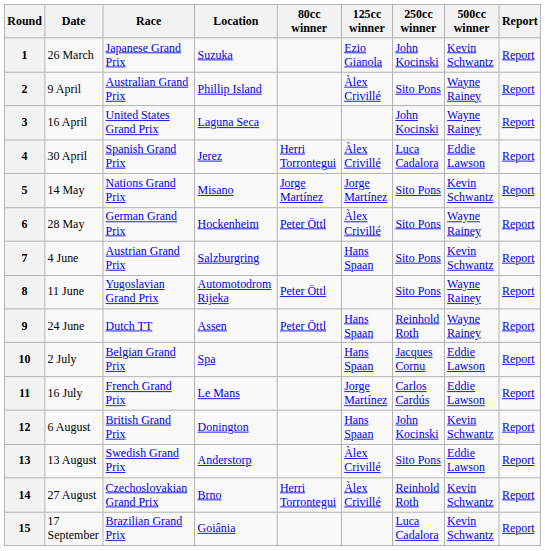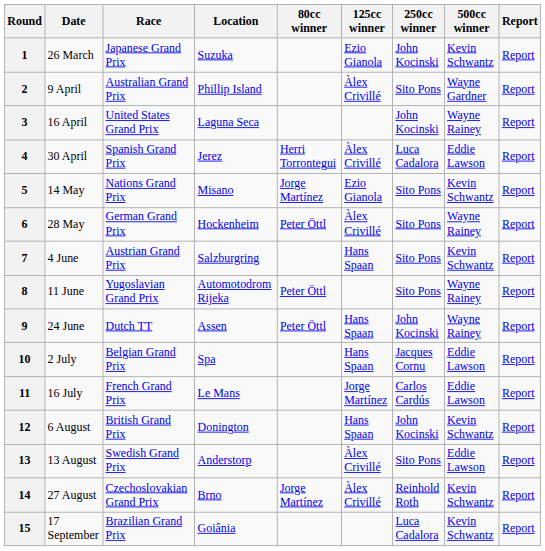(464, 88) Wayne Rainey -> (467, 88) Wayne Gardner
(366, 190) Jorge Martínez -> (363, 190) Ezio Gianola
(417, 325) Reinhold Roth -> (417, 325) John Kocinski
(308, 494) Herri Torrontegui -> (301, 494) Jorge Martínez
